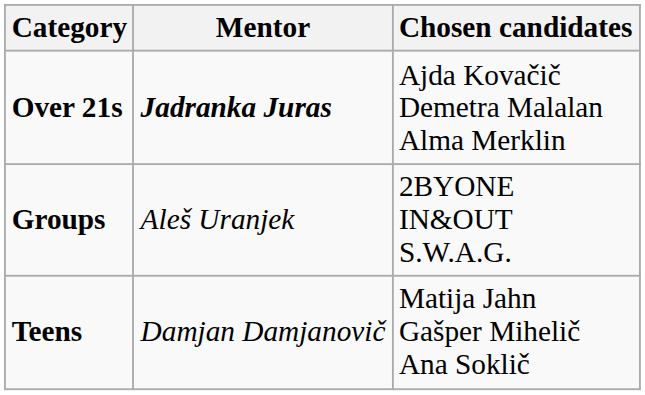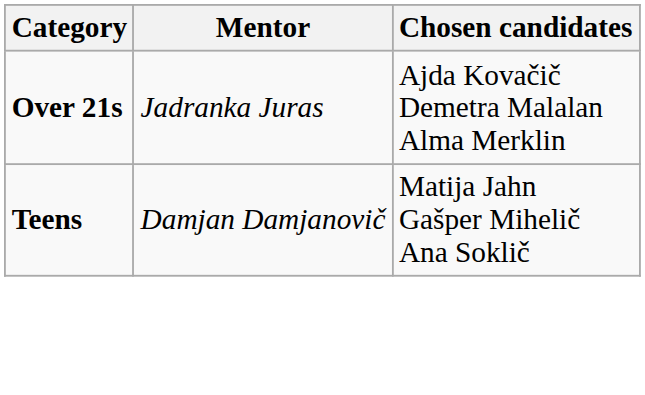(236, 107) bold -> (232, 107) normal
- row: (59, 219)
